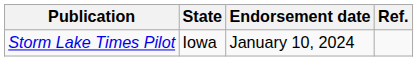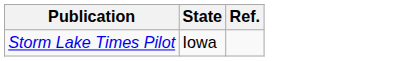- column: (300, 17)
